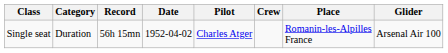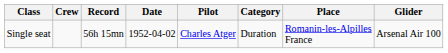columns swapped: (75, 12) <-> (269, 12)
